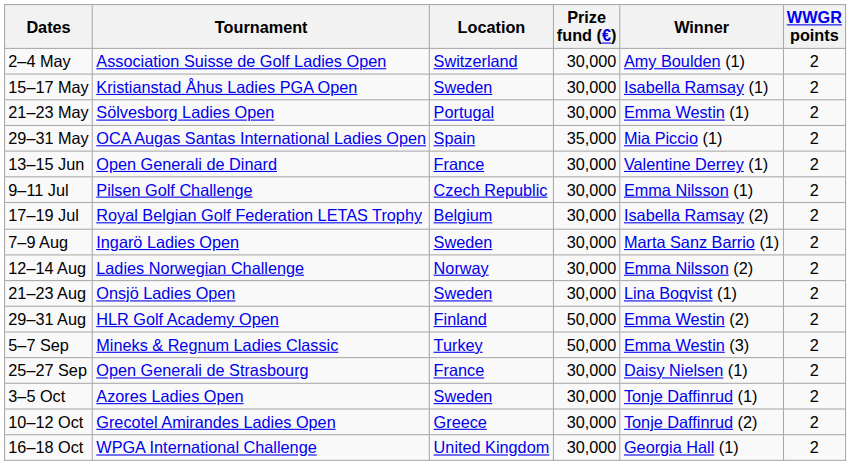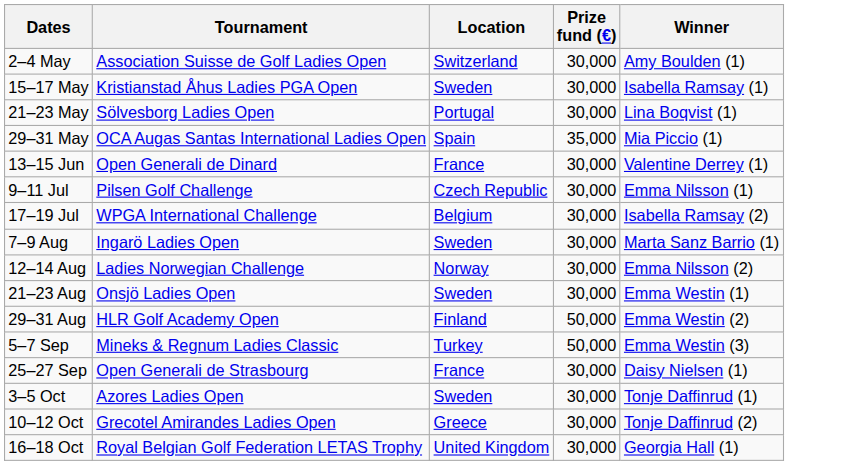- column: (814, 27)
(687, 113) Emma Westin (1) -> (680, 113) Lina Boqvist (1)
(259, 216) Royal Belgian Golf Federation LETAS Trophy -> (206, 216) WPGA International Challenge
(680, 293) Lina Boqvist (1) -> (687, 293) Emma Westin (1)
(206, 448) WPGA International Challenge -> (259, 448) Royal Belgian Golf Federation LETAS Trophy
